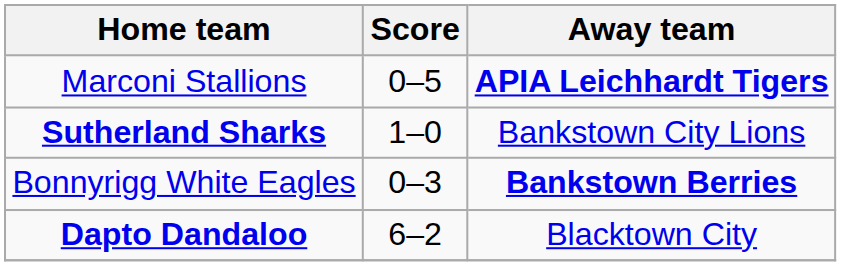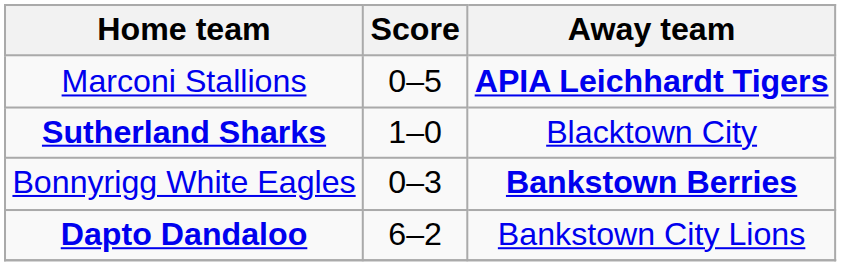(652, 132) Bankstown City Lions -> (652, 132) Blacktown City
(652, 234) Blacktown City -> (652, 234) Bankstown City Lions
